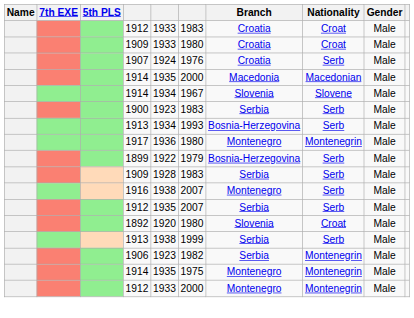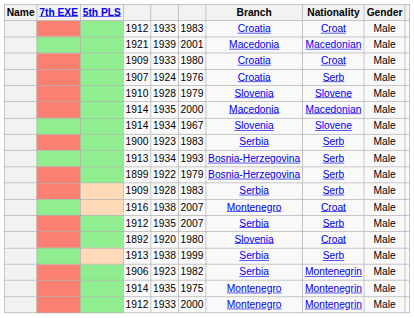+ row: (21, 45)
+ row: (21, 94)
- row: (21, 142)
(333, 191) Serb -> (333, 207) Croat
